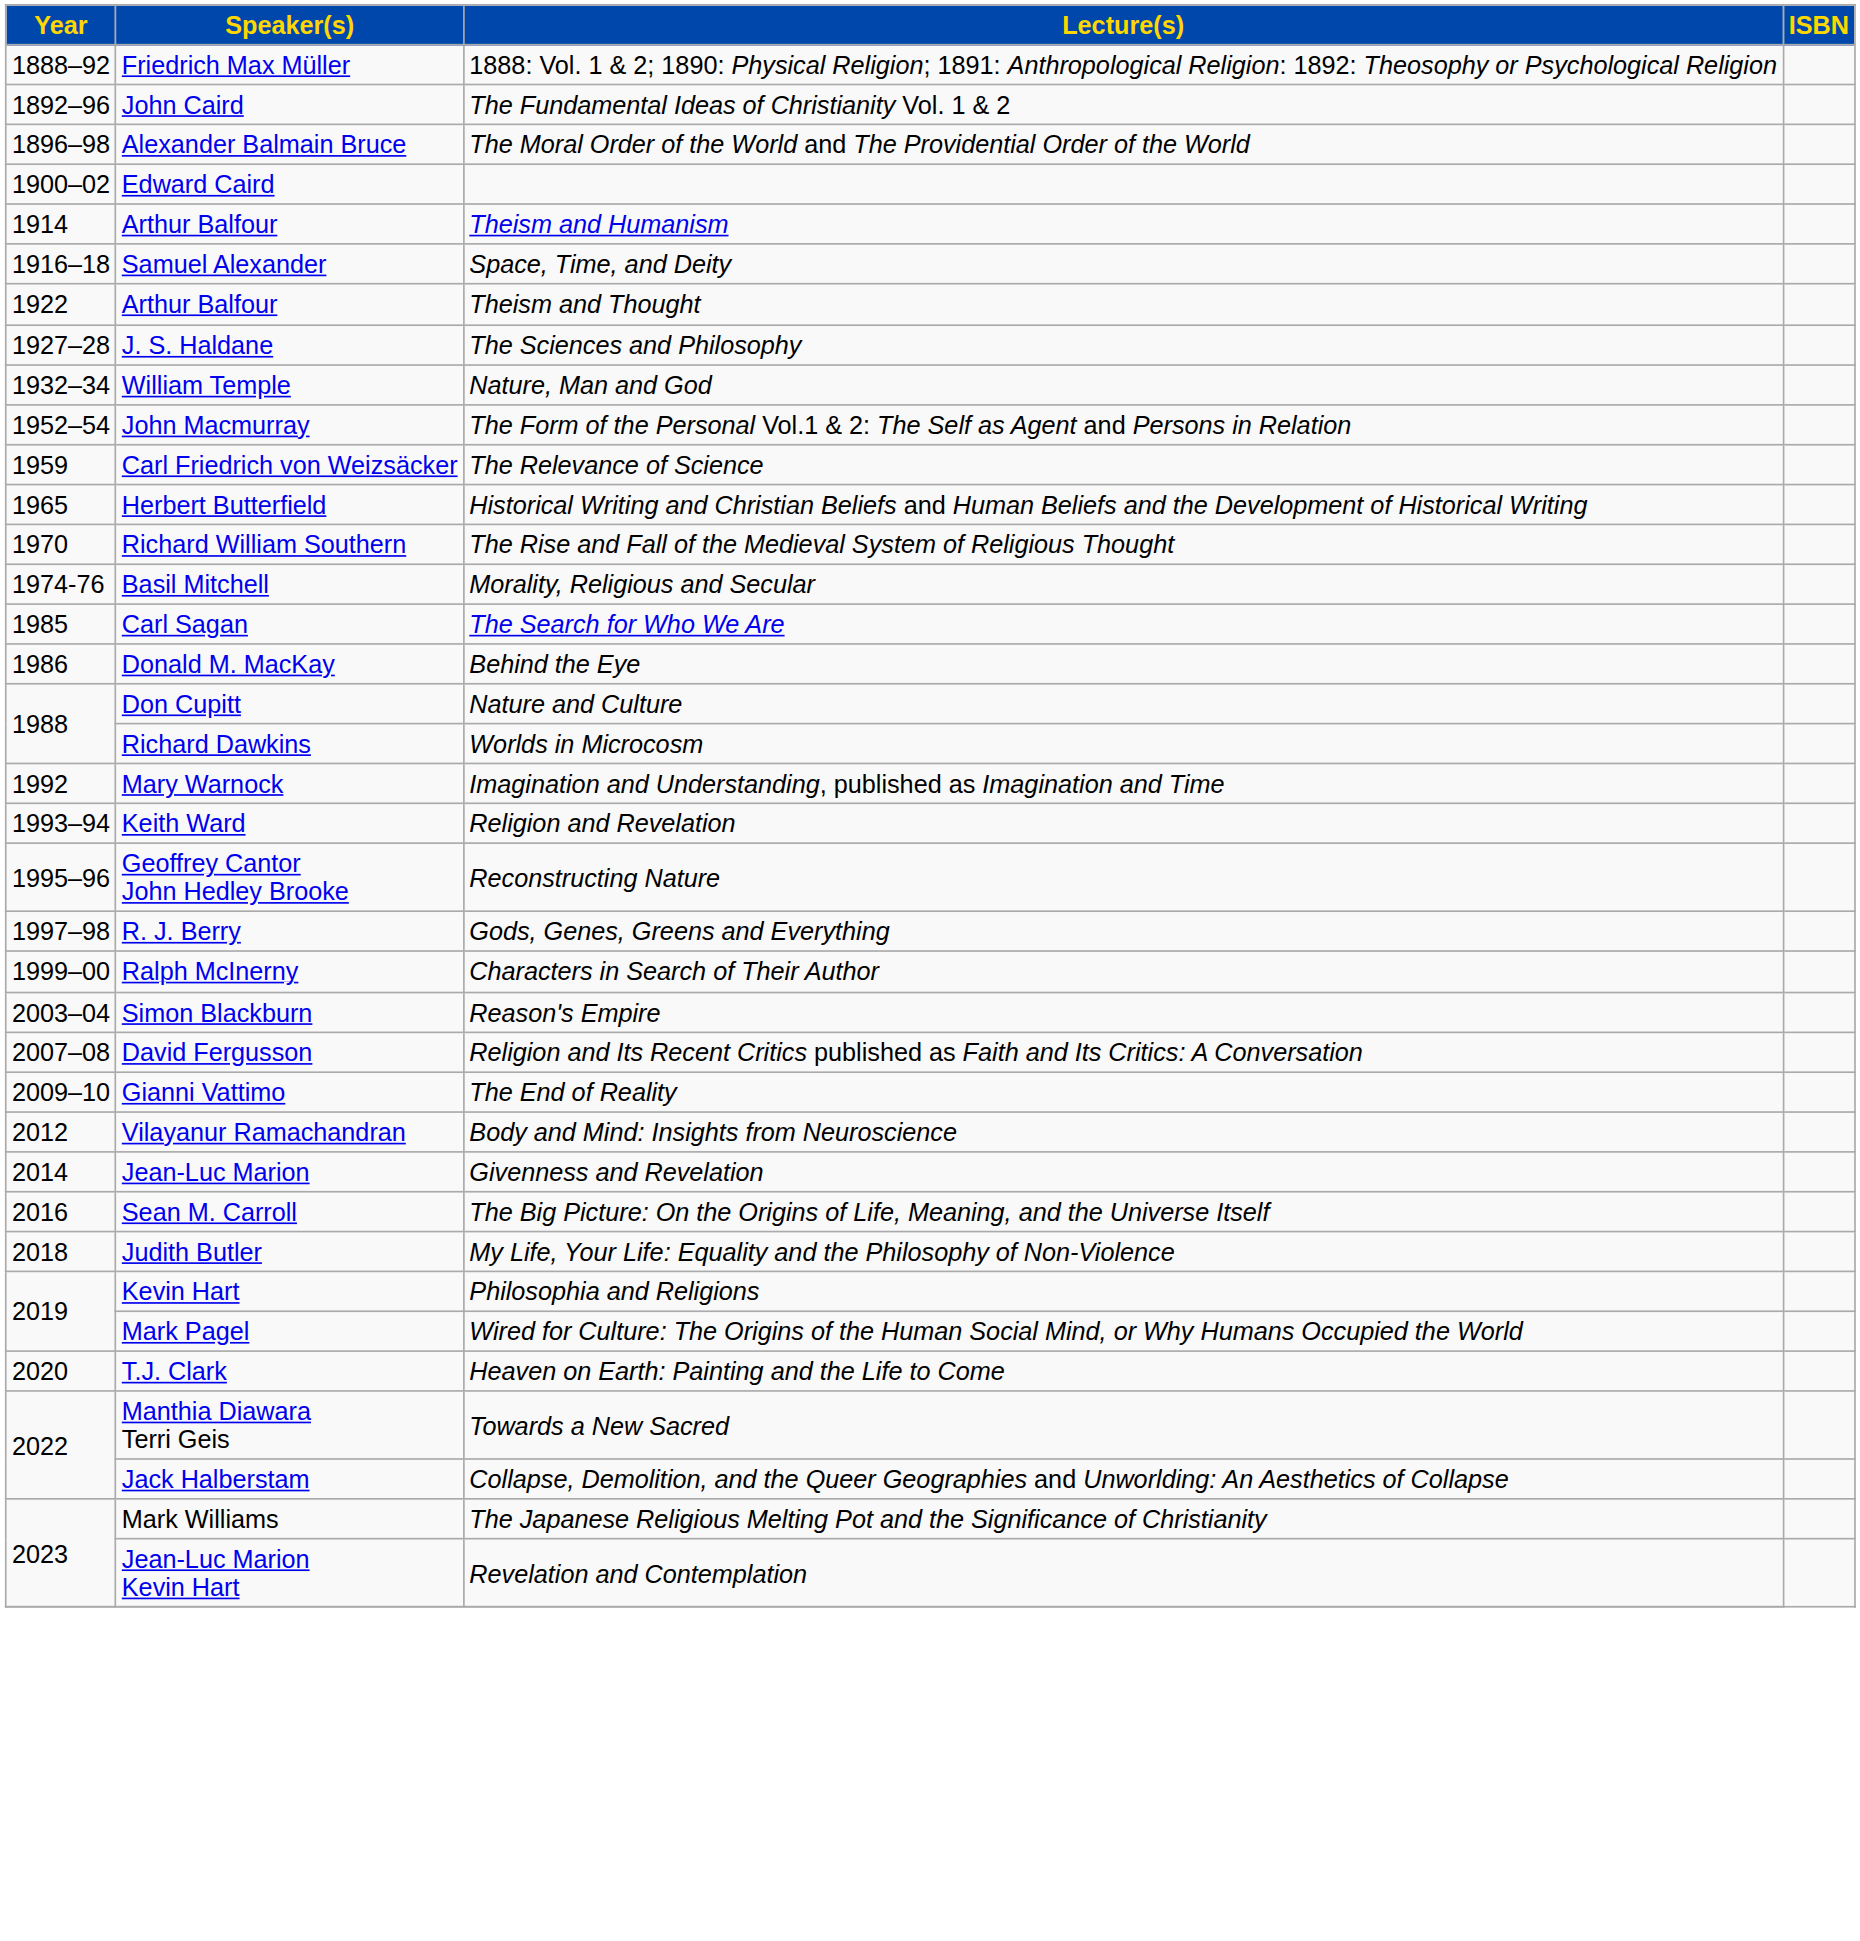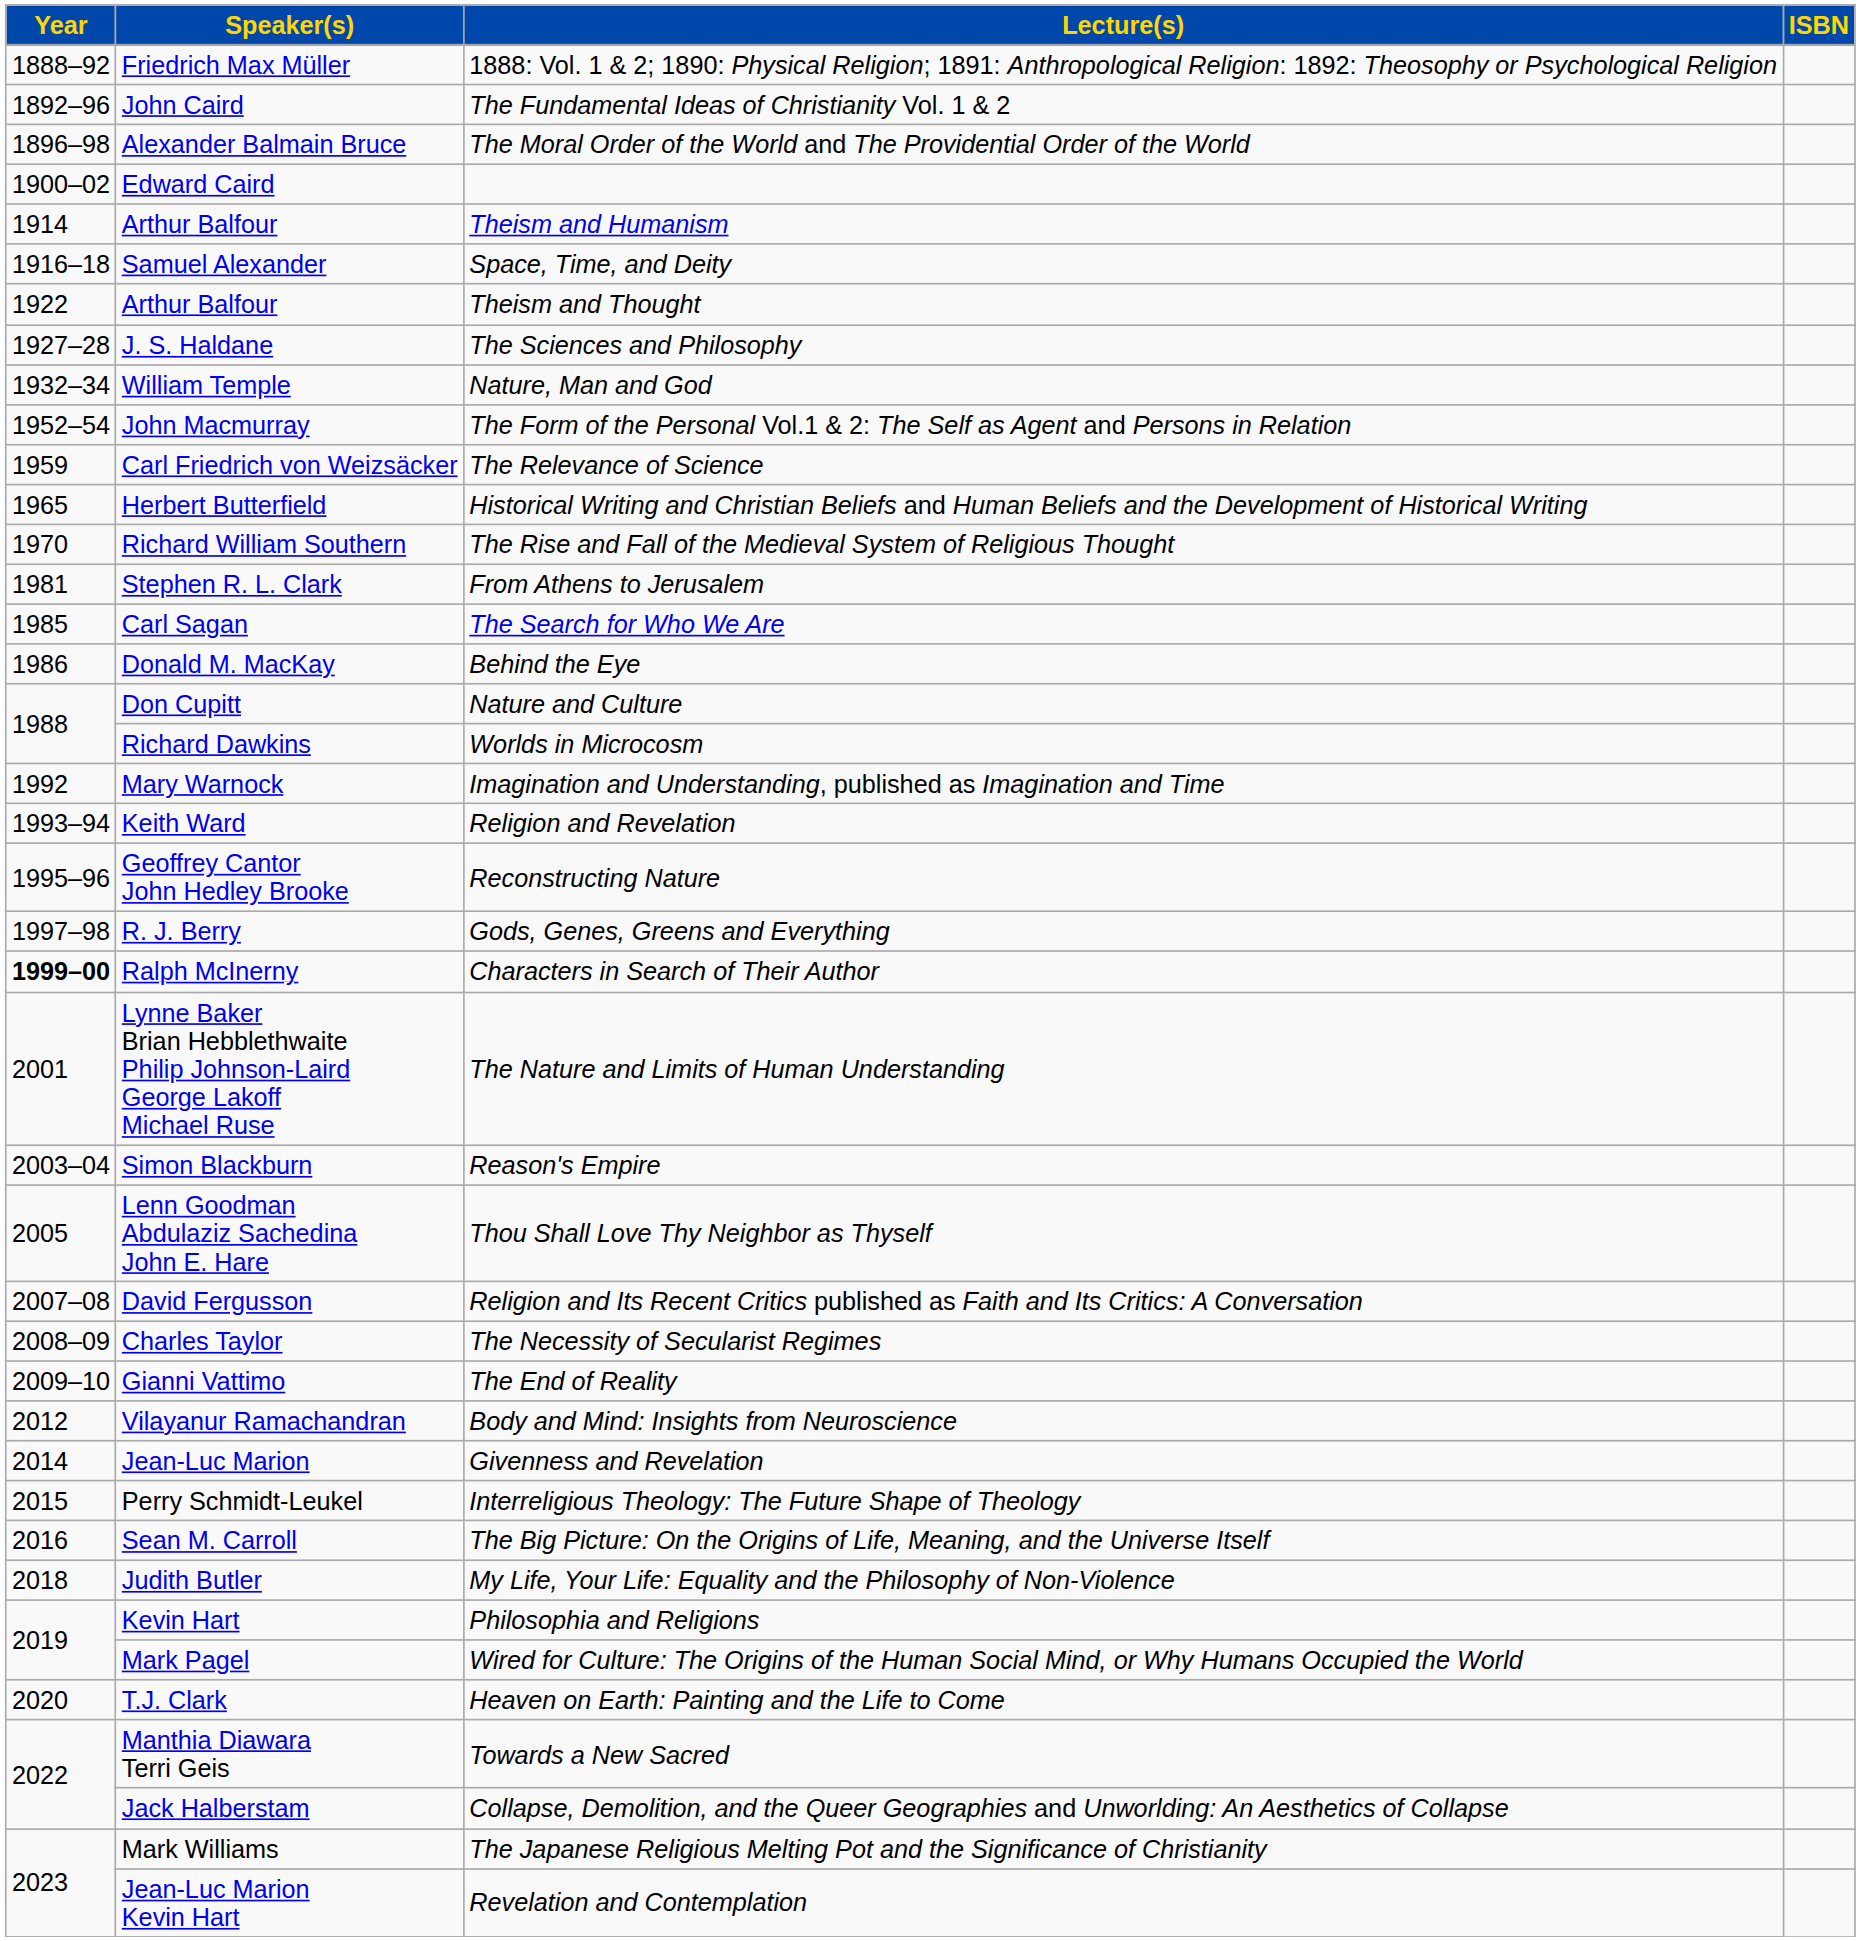- row: (195, 584)
+ row: (232, 584)
(61, 972) normal -> (61, 972) bold
+ row: (236, 1068)
+ row: (240, 1233)
+ row: (202, 1341)
+ row: (242, 1501)
